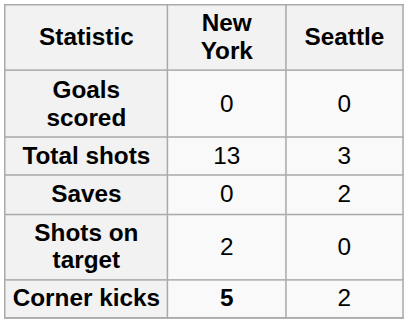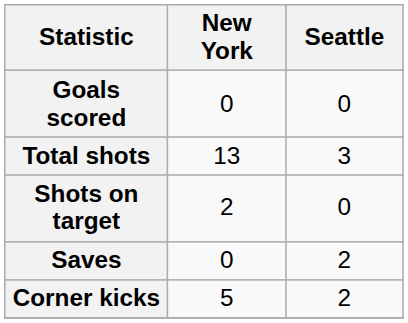rows swapped: (86, 246) <-> (86, 194)
(227, 298) bold -> (227, 298) normal
